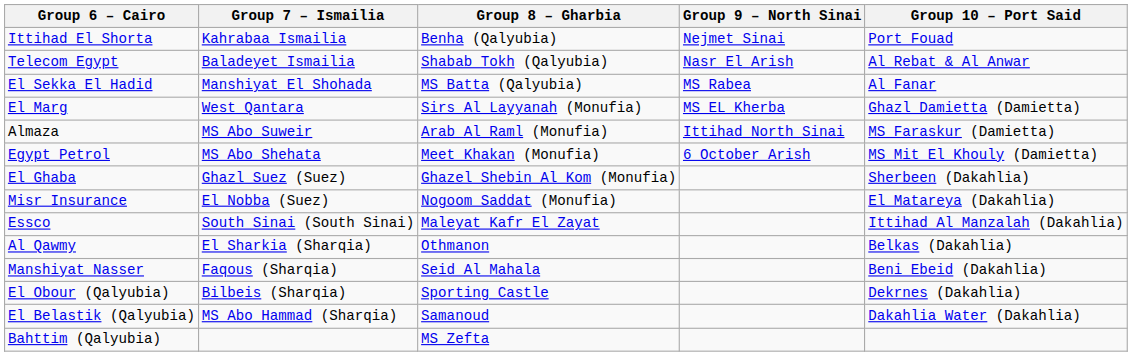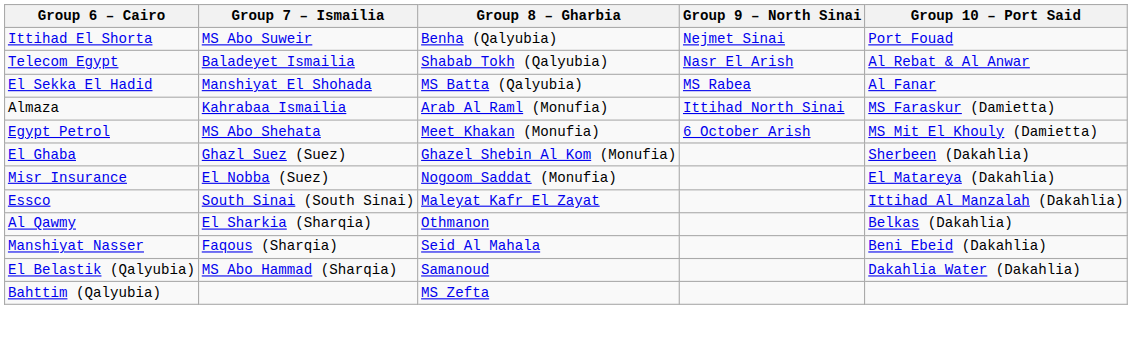(274, 39) Kahrabaa Ismailia -> (257, 39) MS Abo Suweir
- row: (38, 108)
(257, 132) MS Abo Suweir -> (274, 108) Kahrabaa Ismailia
- row: (89, 293)
